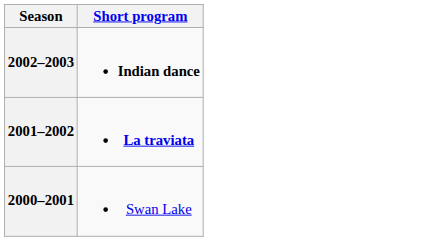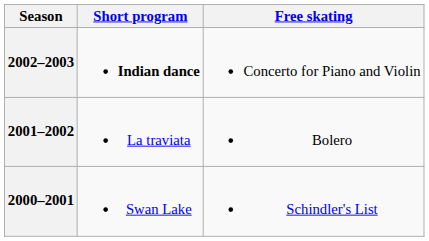+ column: (314, 16)
(140, 140) bold -> (140, 140) normal
